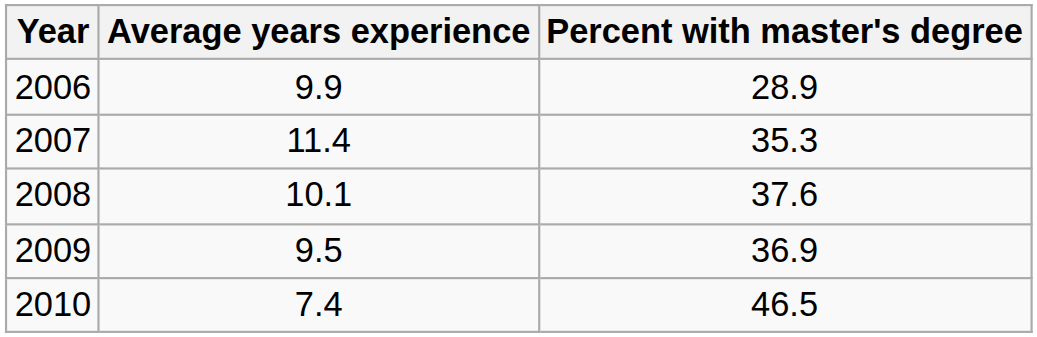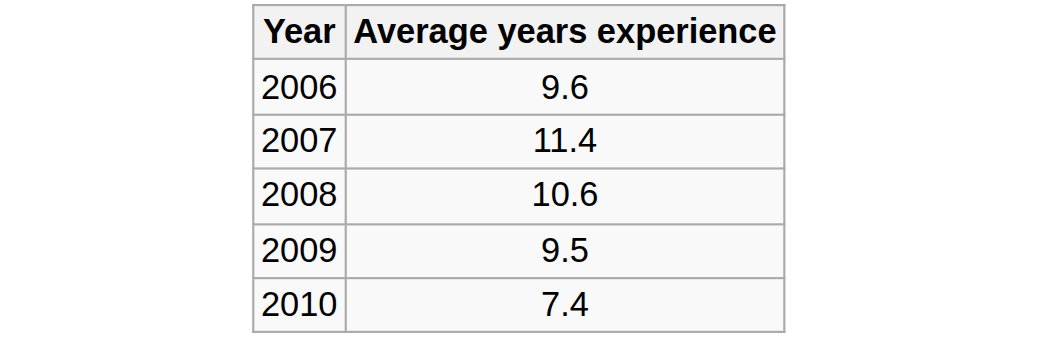- column: (785, 31)
(319, 86) 9.9 -> (565, 86) 9.6
(319, 195) 10.1 -> (565, 195) 10.6
